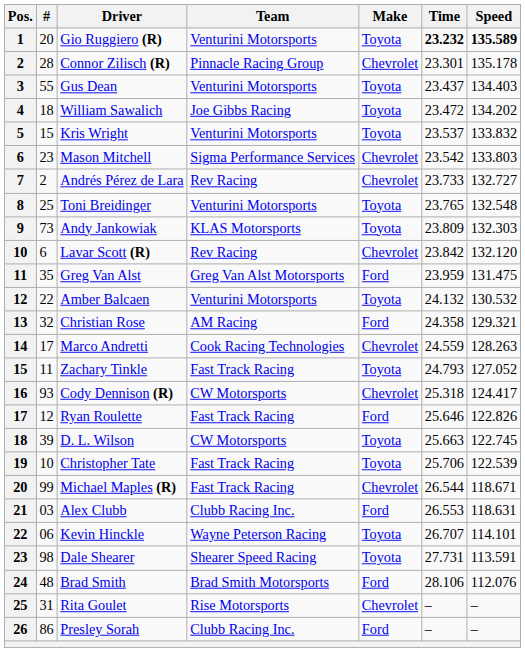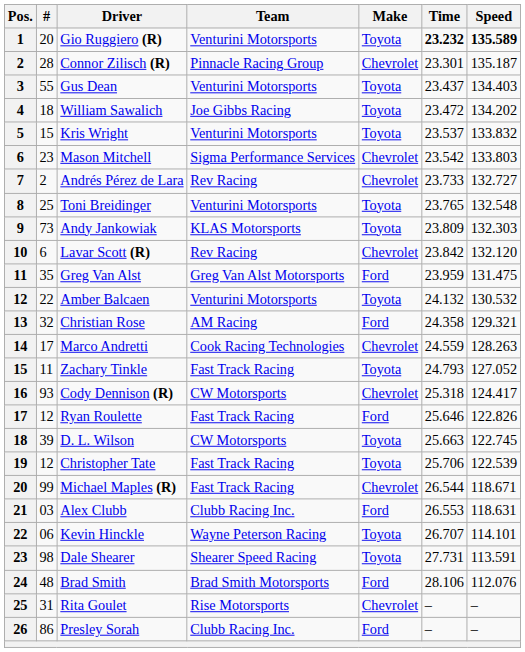(494, 63) 135.178 -> (494, 63) 135.187
(47, 464) 10 -> (47, 464) 12
